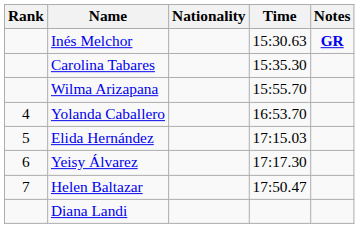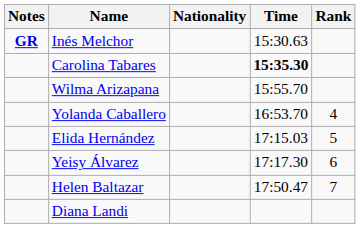columns swapped: (26, 16) <-> (332, 16)
(280, 65) normal -> (281, 65) bold
